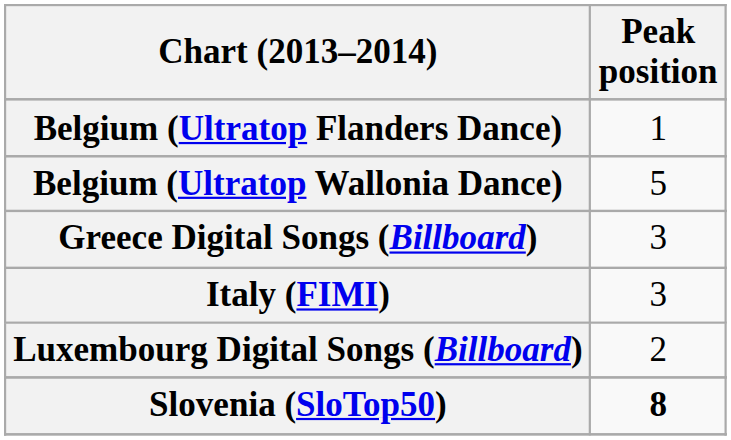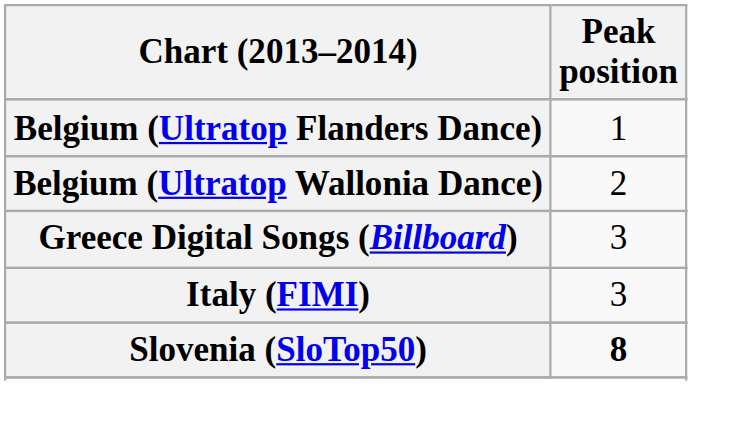(658, 182) 5 -> (619, 182) 2
- row: (298, 349)
